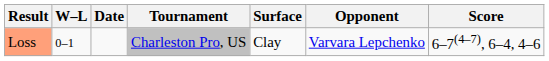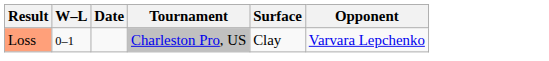- column: (486, 16)
